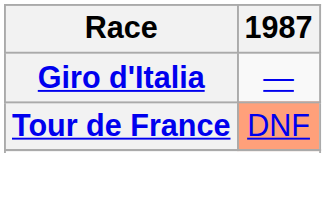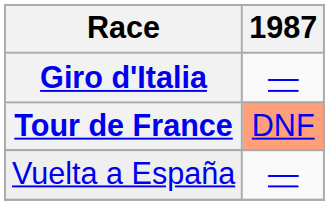+ row: (124, 174)
